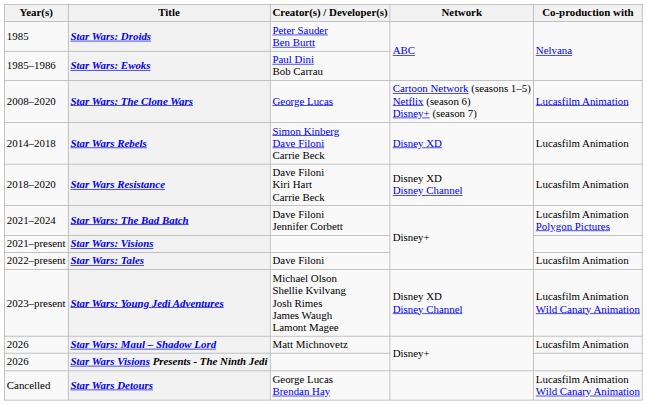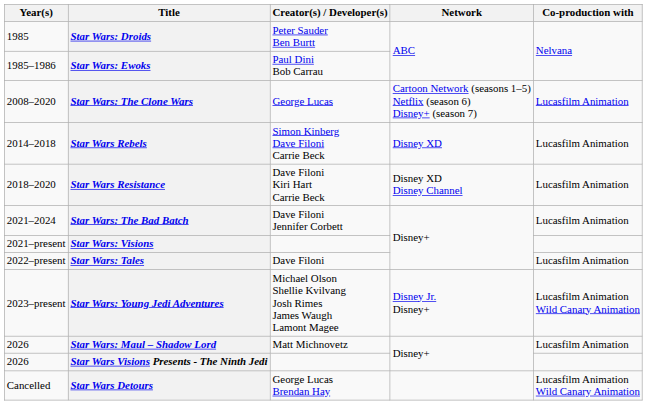(582, 220) Lucasfilm Animation Polygon Pictures -> (582, 220) Lucasfilm Animation
(428, 303) Disney XD Disney Channel -> (414, 303) Disney Jr. Disney+
